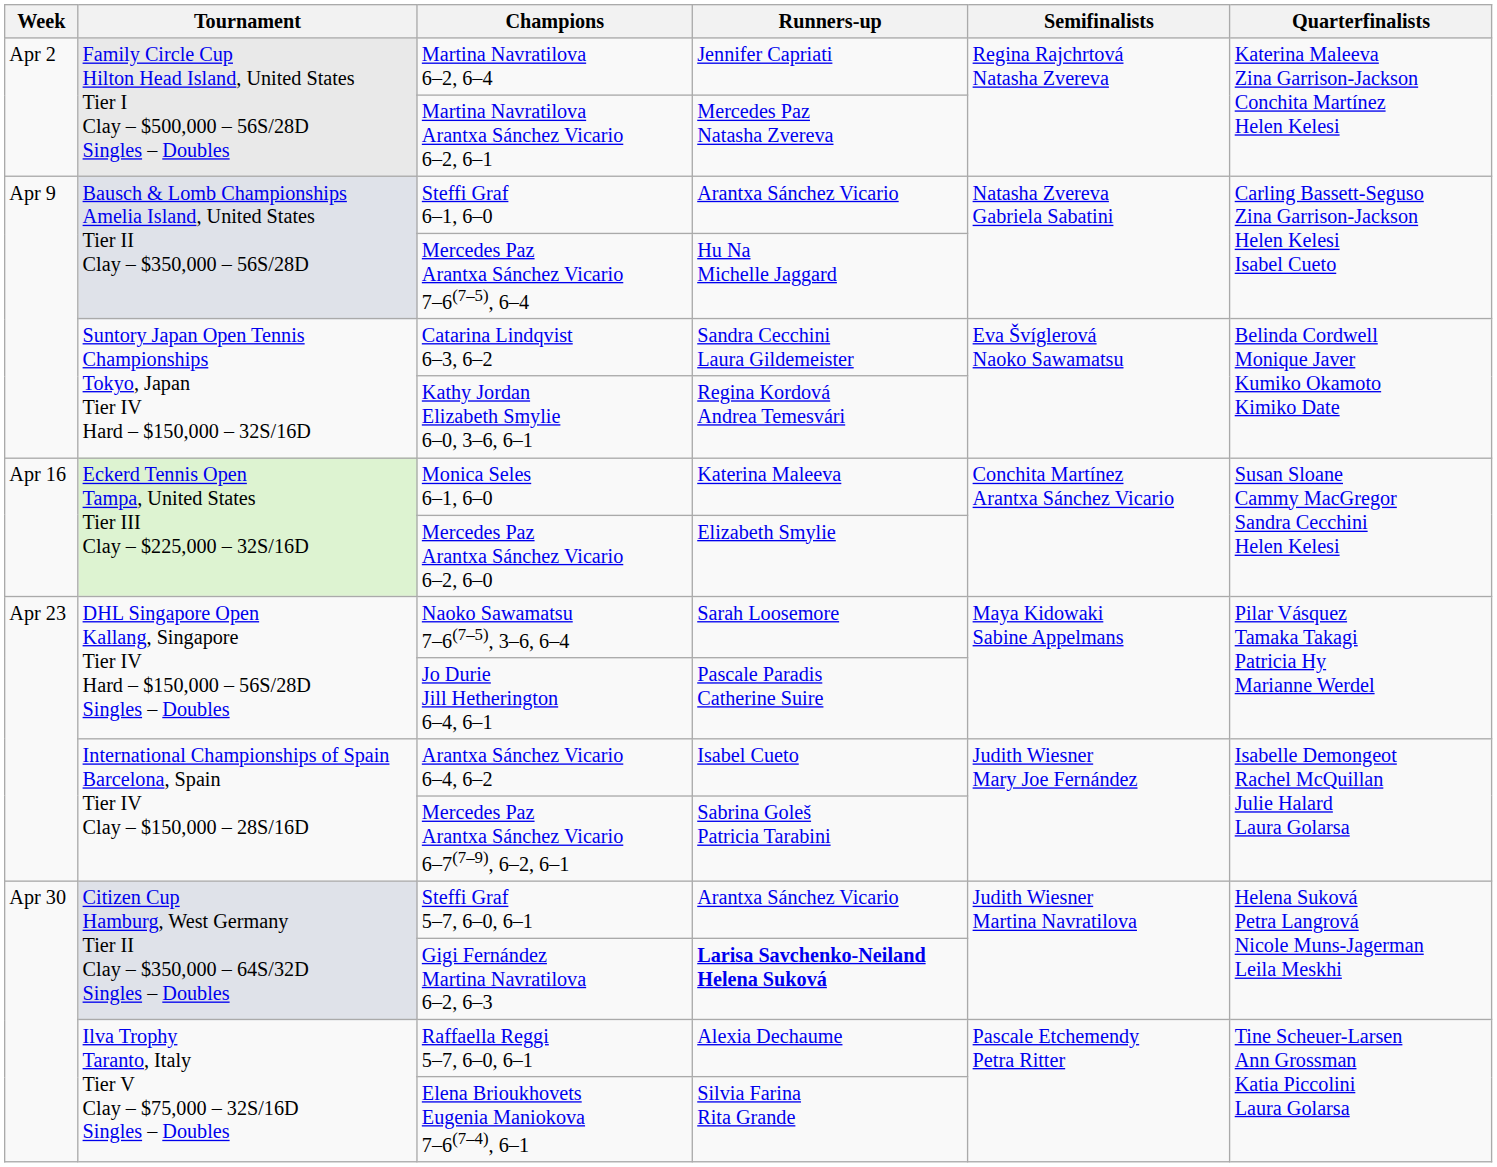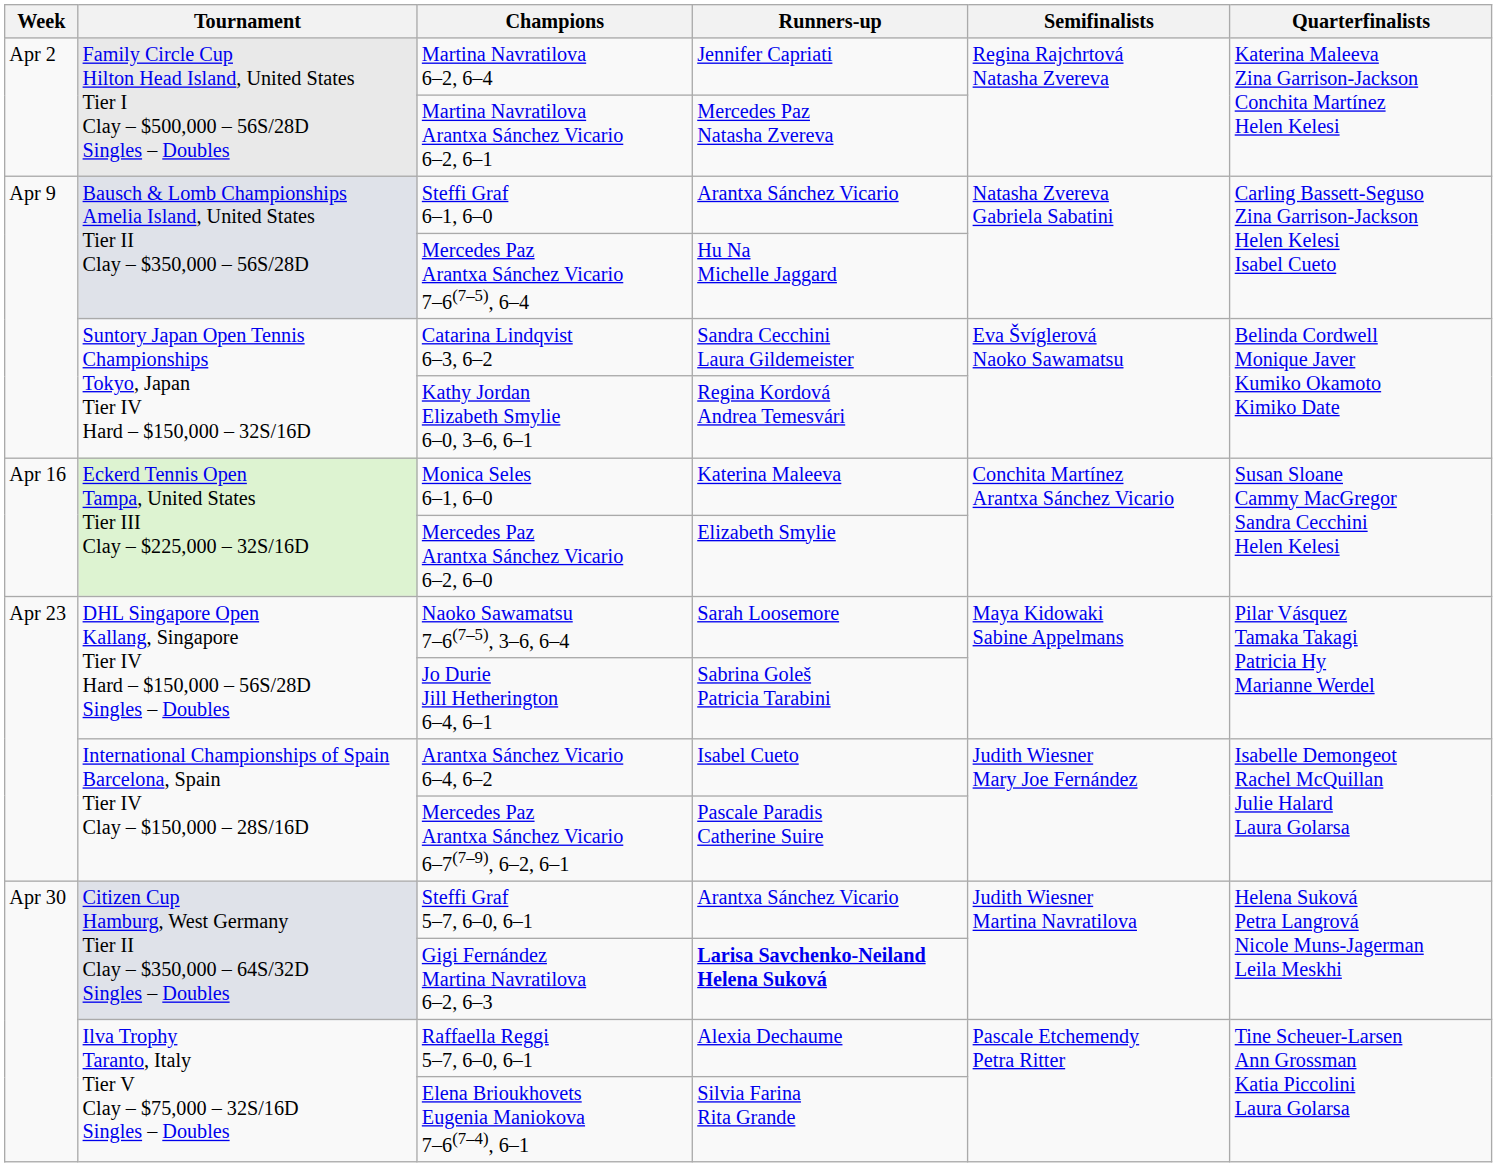(760, 686) Pascale Paradis Catherine Suire -> (764, 686) Sabrina Goleš Patricia Tarabini
(764, 824) Sabrina Goleš Patricia Tarabini -> (760, 824) Pascale Paradis Catherine Suire
